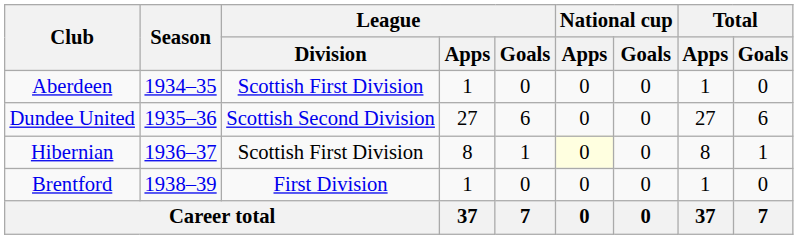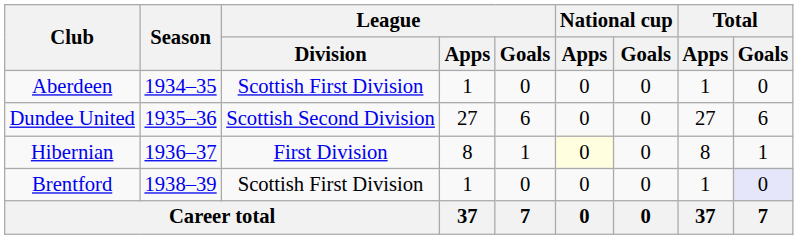(331, 151) Scottish First Division -> (331, 151) First Division
(331, 184) First Division -> (331, 184) Scottish First Division
(763, 184) no background -> (763, 184) lavender background
